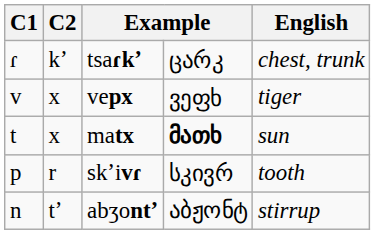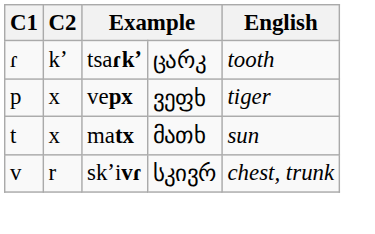(311, 59) chest, trunk -> (251, 59) tooth
(16, 97) v -> (16, 97) p
(195, 135) bold -> (179, 135) normal
(16, 172) p -> (16, 172) v
(281, 172) tooth -> (281, 172) chest, trunk
- row: (123, 210)
